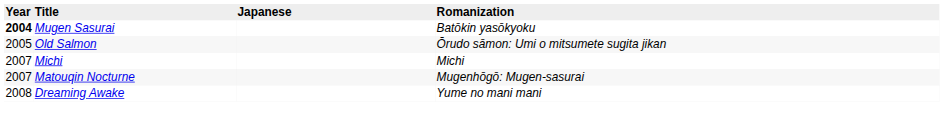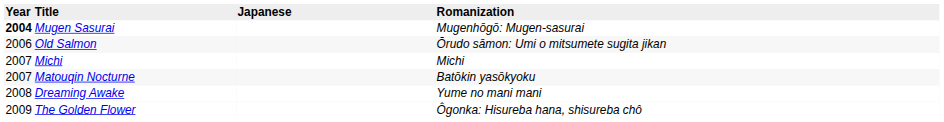(486, 28) Batōkin yasōkyoku -> (510, 28) Mugenhōgō: Mugen-sasurai
(19, 44) 2005 -> (19, 44) 2006
(510, 77) Mugenhōgō: Mugen-sasurai -> (486, 77) Batōkin yasōkyoku
+ row: (85, 109)
